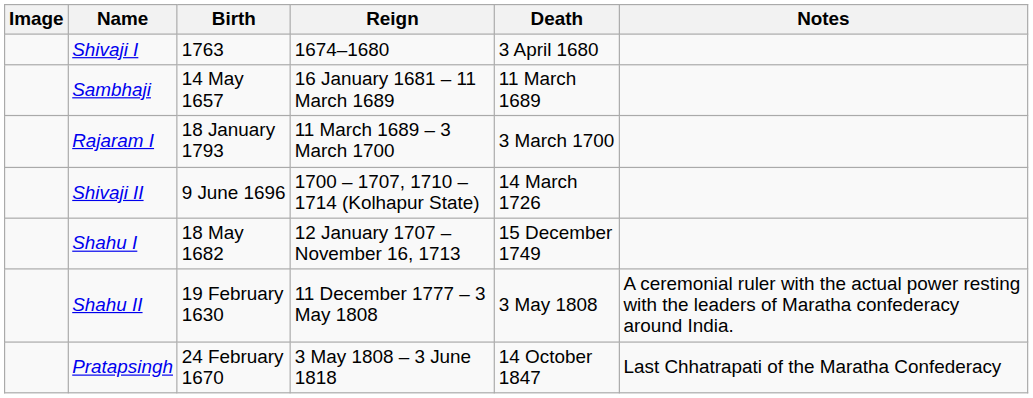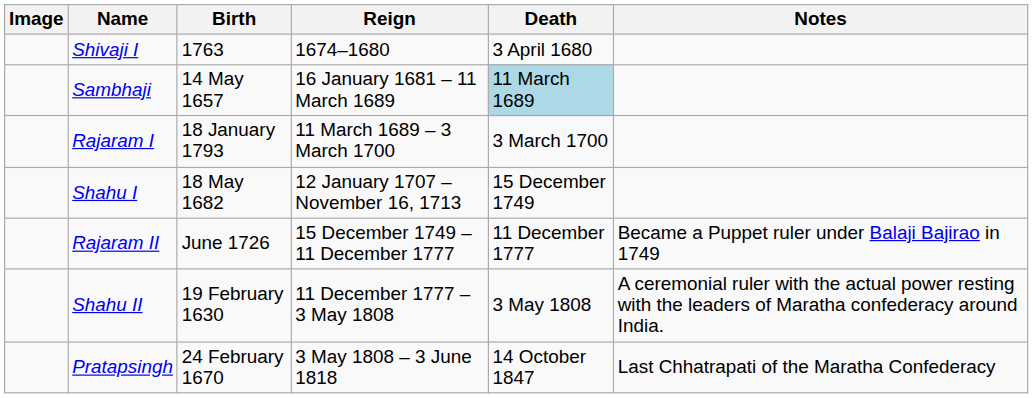(538, 89) no background -> (531, 89) lightblue background
- row: (108, 192)
+ row: (116, 243)
